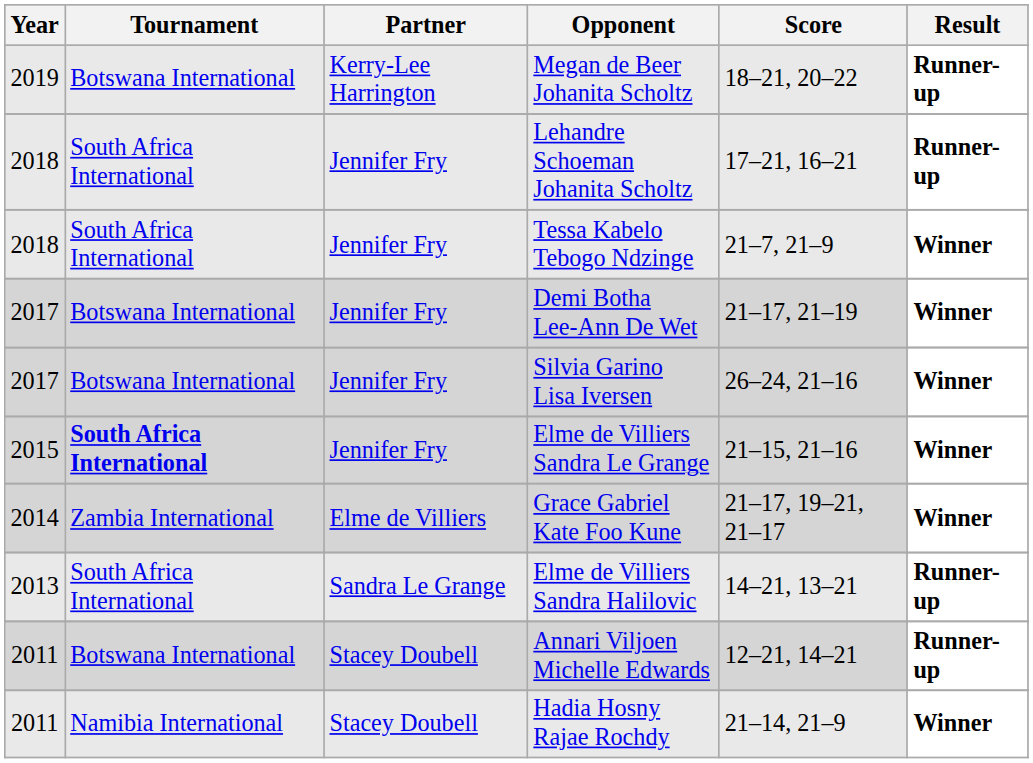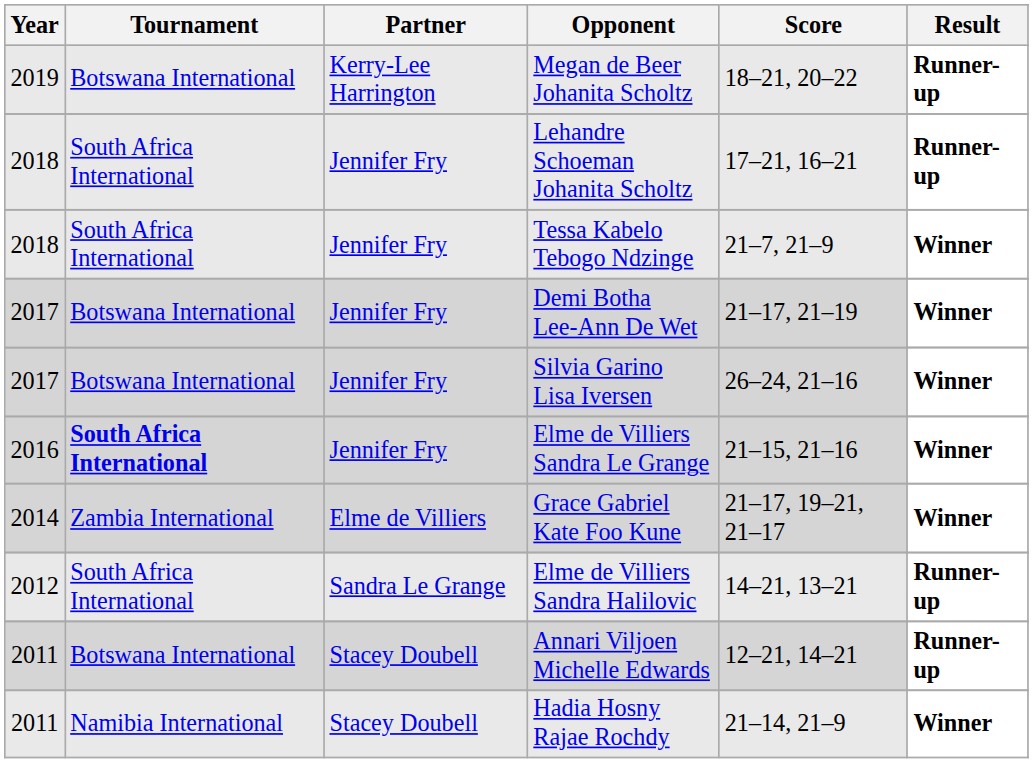(35, 449) 2015 -> (35, 449) 2016
(35, 586) 2013 -> (35, 586) 2012
